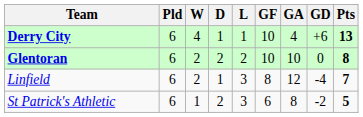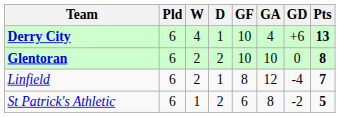- column: (244, 15)
